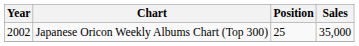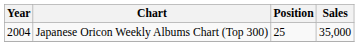(19, 32) 2002 -> (19, 32) 2004
